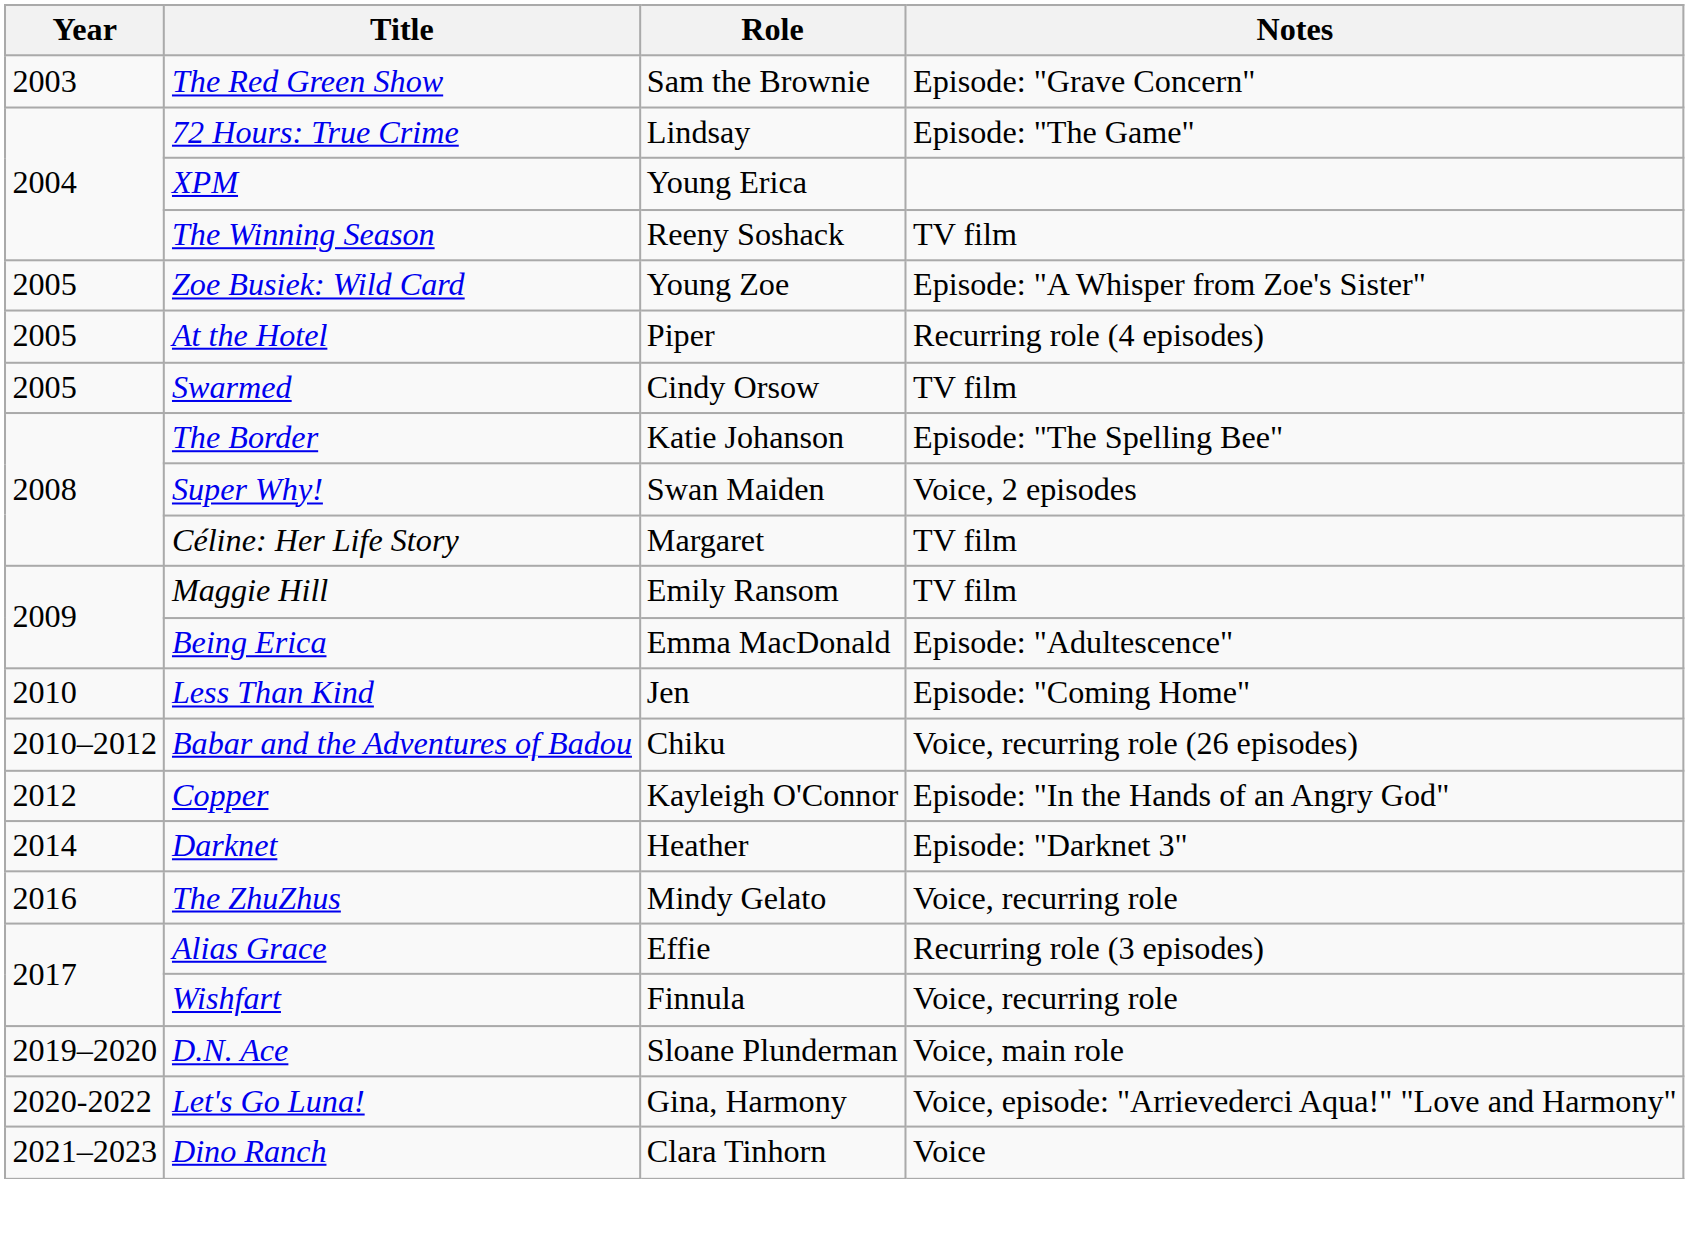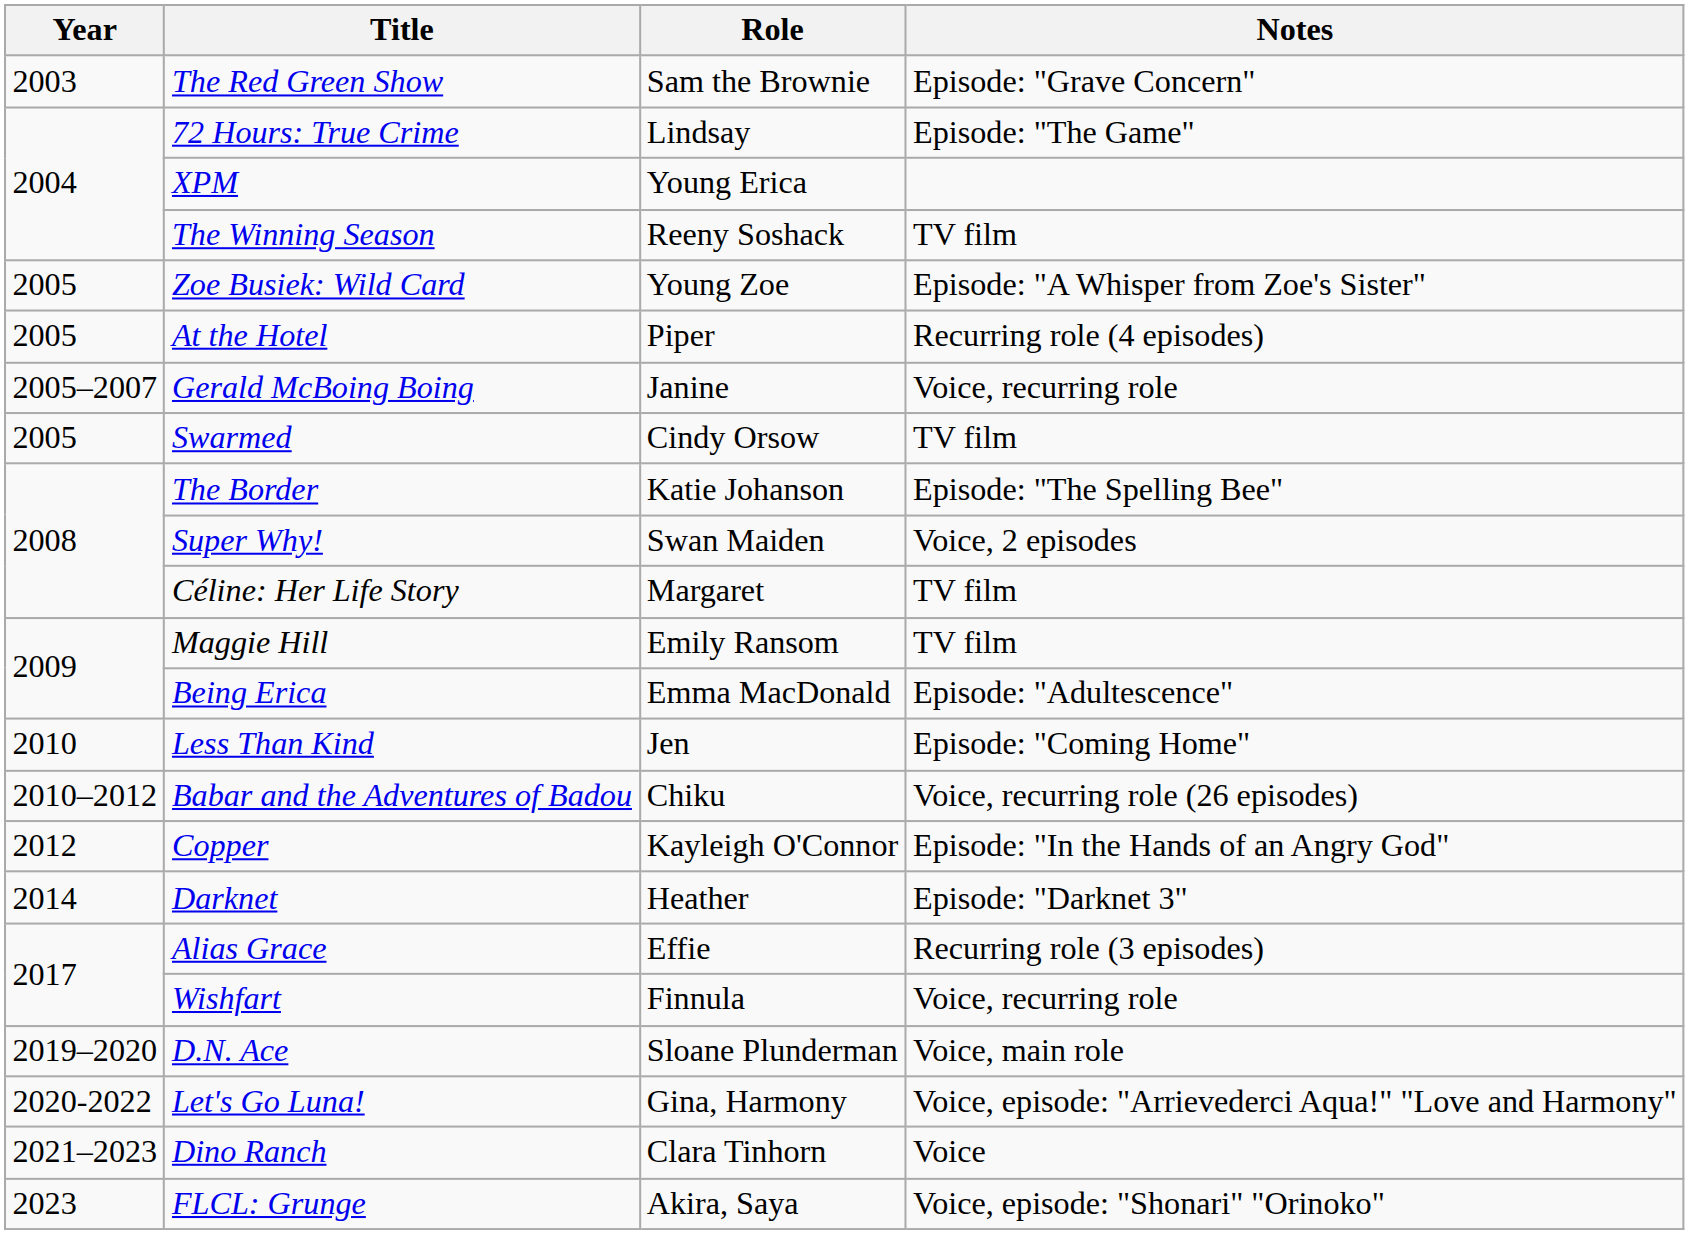+ row: (323, 387)
- row: (256, 897)
+ row: (269, 1203)
